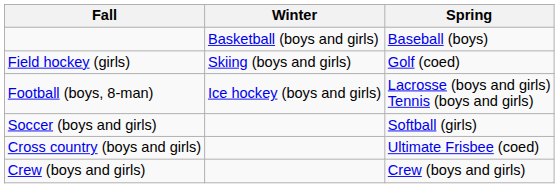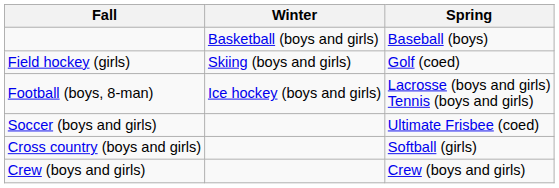(432, 124) Softball (girls) -> (463, 124) Ultimate Frisbee (coed)
(463, 147) Ultimate Frisbee (coed) -> (432, 147) Softball (girls)
